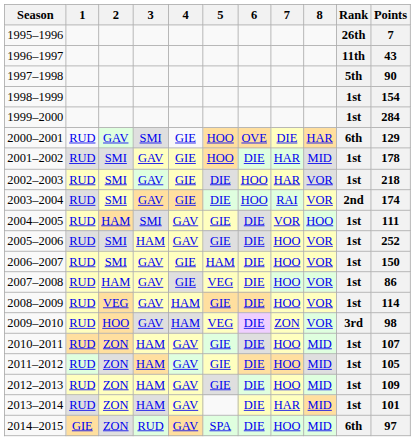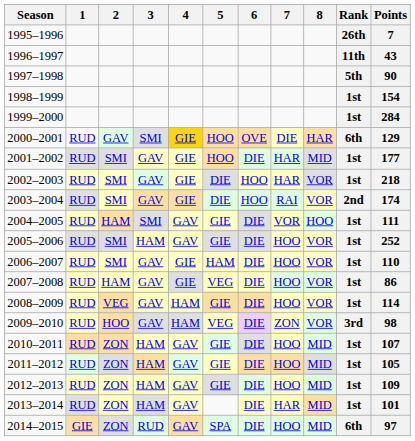(185, 138) no background -> (185, 138) gold background
(390, 158) 178 -> (390, 158) 177
(390, 261) 150 -> (390, 261) 110
